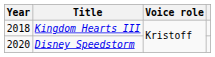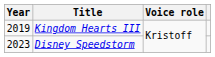(18, 28) 2018 -> (18, 28) 2019
(18, 44) 2020 -> (18, 44) 2023
